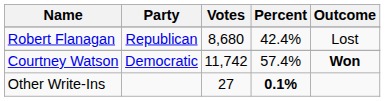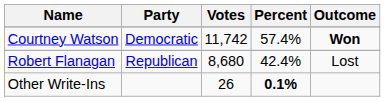rows swapped: (63, 61) <-> (61, 38)
(226, 84) 27 -> (226, 84) 26
